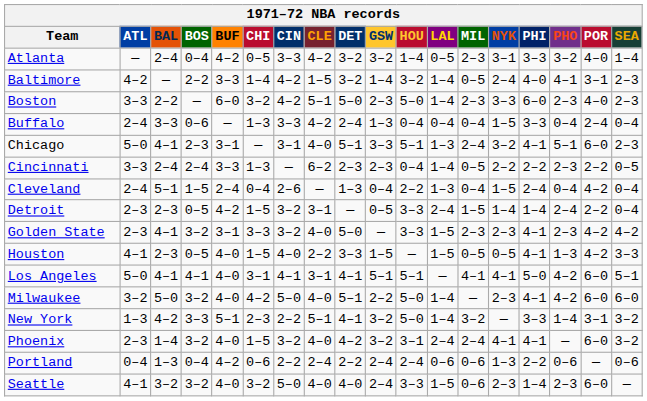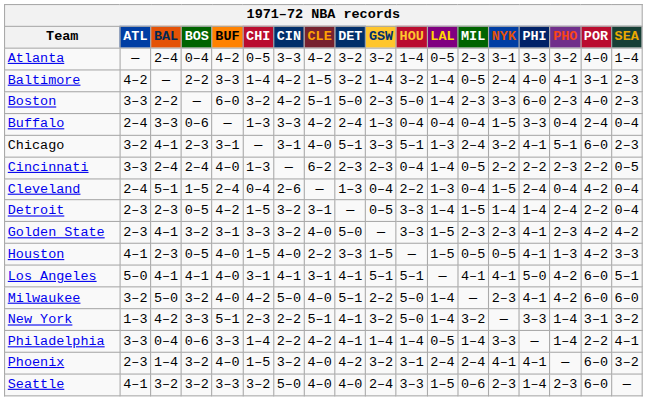(135, 146) 5–0 -> (135, 146) 3–2
(227, 168) 3–3 -> (227, 168) 4–0
(442, 211) 2–4 -> (442, 211) 1–4
+ row: (56, 342)
- row: (40, 363)
(227, 385) 4–0 -> (227, 385) 3–3
